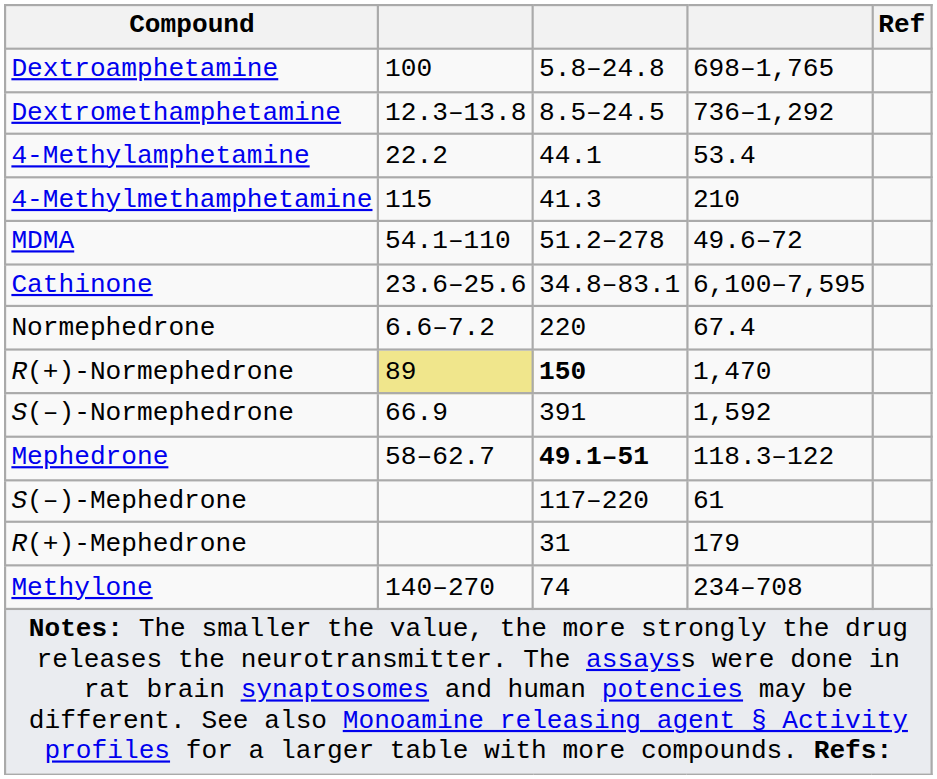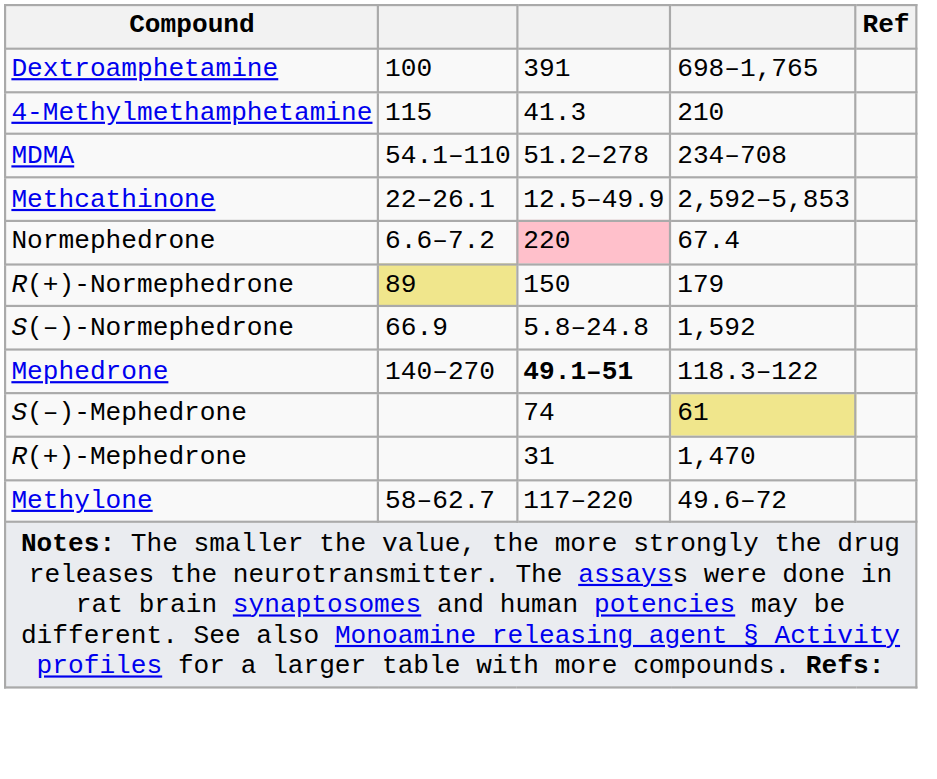(602, 70) 5.8–24.8 -> (547, 70) 391
- row: (176, 113)
- row: (161, 156)
(748, 242) 49.6–72 -> (732, 156) 234–708
- row: (82, 285)
+ row: (113, 199)
(563, 329) no background -> (547, 242) pink background
(563, 372) bold -> (547, 285) normal
(732, 372) 1,470 -> (701, 285) 179
(563, 415) 391 -> (586, 329) 5.8–24.8
(440, 458) 58–62.7 -> (440, 372) 140–270
(594, 501) 117–220 -> (539, 415) 74
(709, 501) no background -> (693, 415) khaki background
(716, 544) 179 -> (716, 458) 1,470
(440, 587) 140–270 -> (440, 501) 58–62.7
(555, 587) 74 -> (578, 501) 117–220
(748, 587) 234–708 -> (732, 501) 49.6–72
